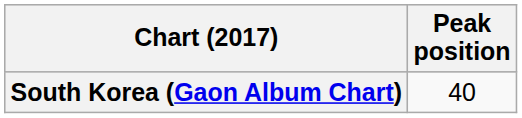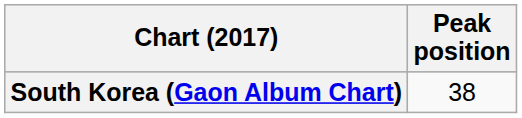(462, 91) 40 -> (462, 91) 38
